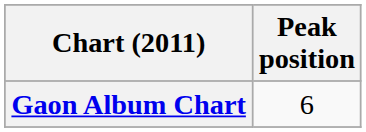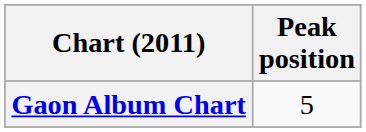(307, 103) 6 -> (307, 103) 5
